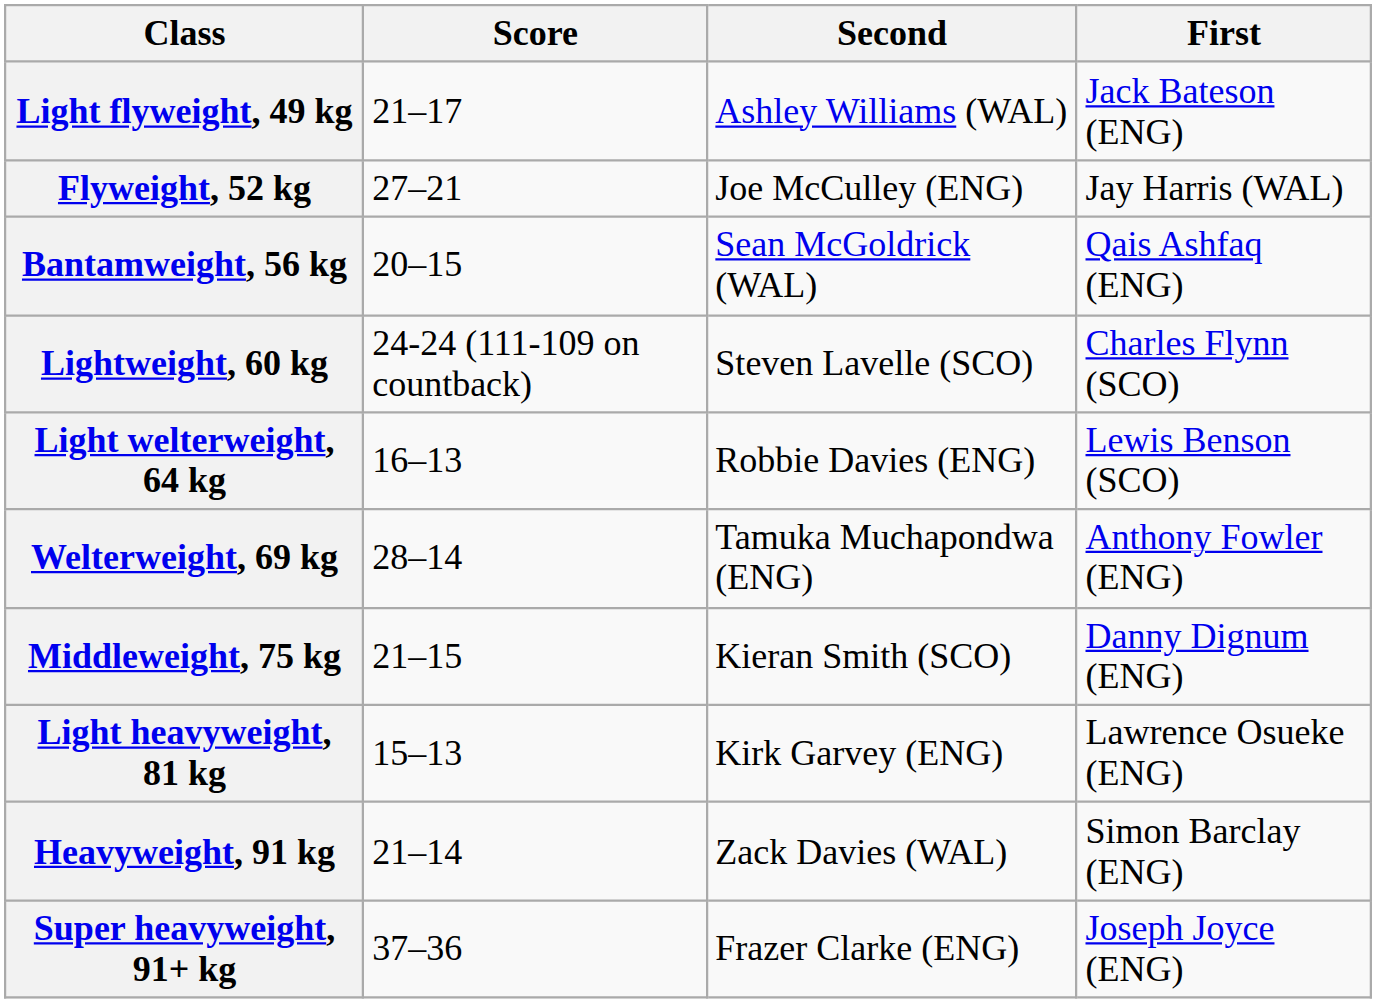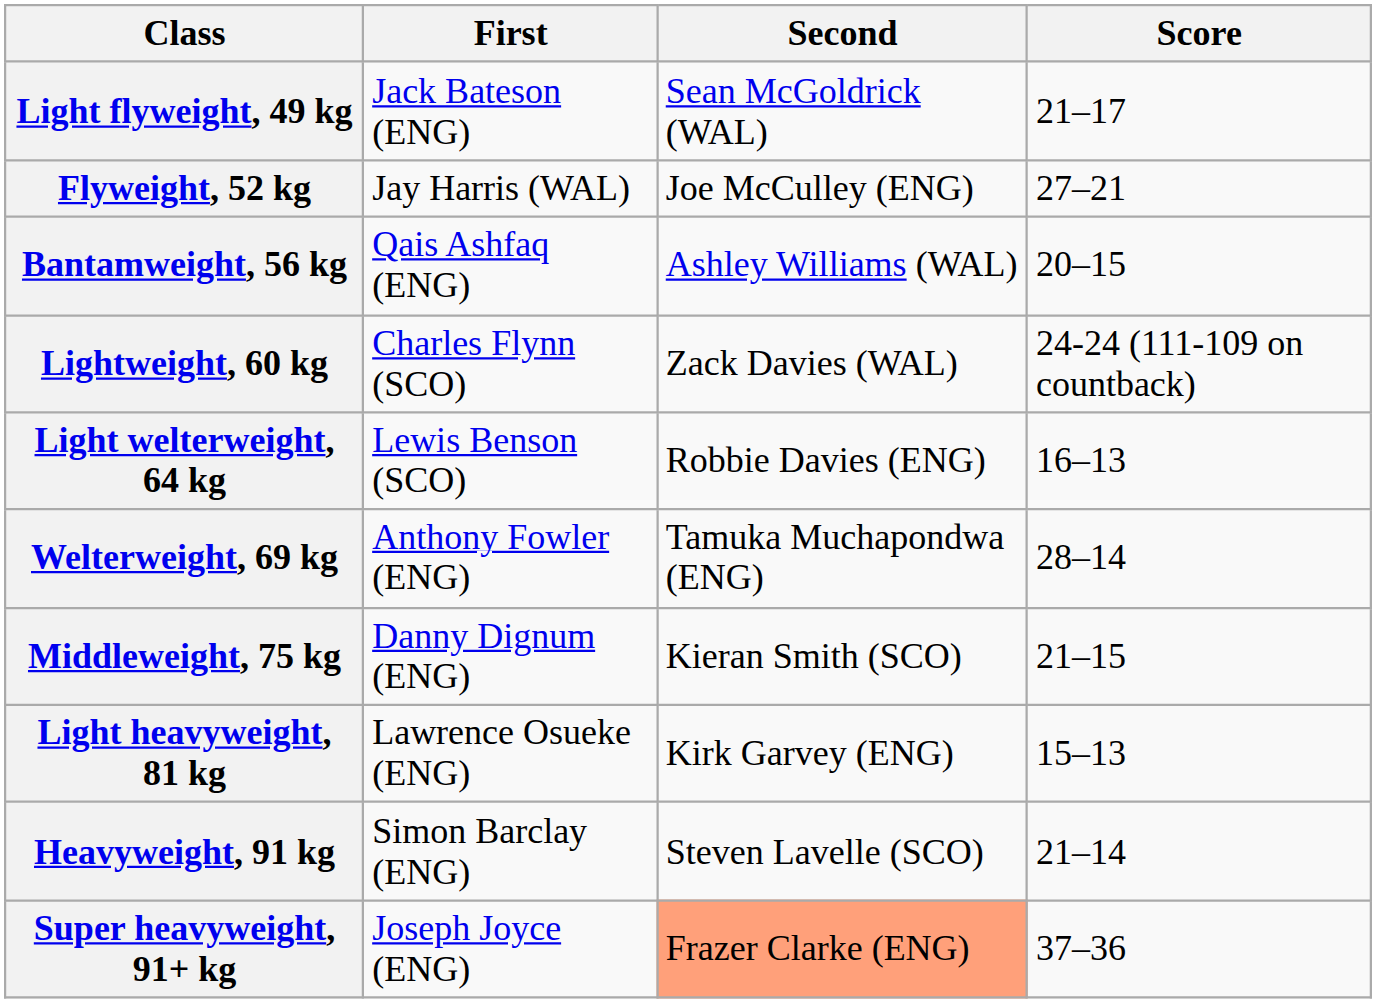columns swapped: (1224, 33) <-> (535, 33)
(891, 110) Ashley Williams (WAL) -> (793, 110) Sean McGoldrick (WAL)
(843, 265) Sean McGoldrick (WAL) -> (842, 265) Ashley Williams (WAL)
(874, 362) Steven Lavelle (SCO) -> (812, 362) Zack Davies (WAL)
(861, 850) Zack Davies (WAL) -> (825, 850) Steven Lavelle (SCO)
(867, 948) no background -> (818, 948) lightsalmon background
